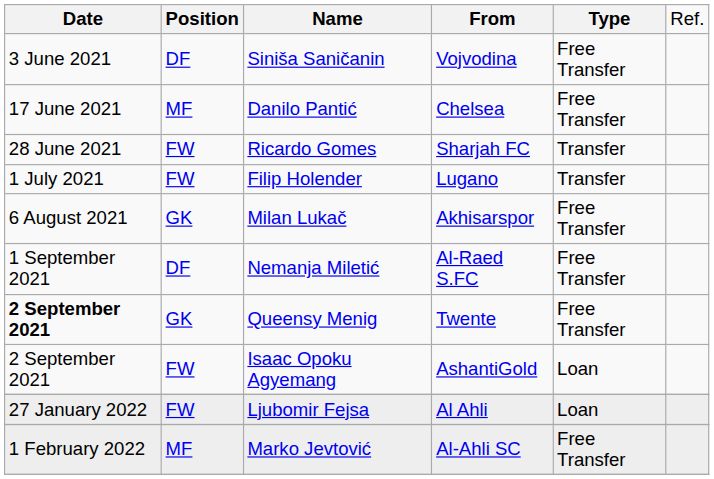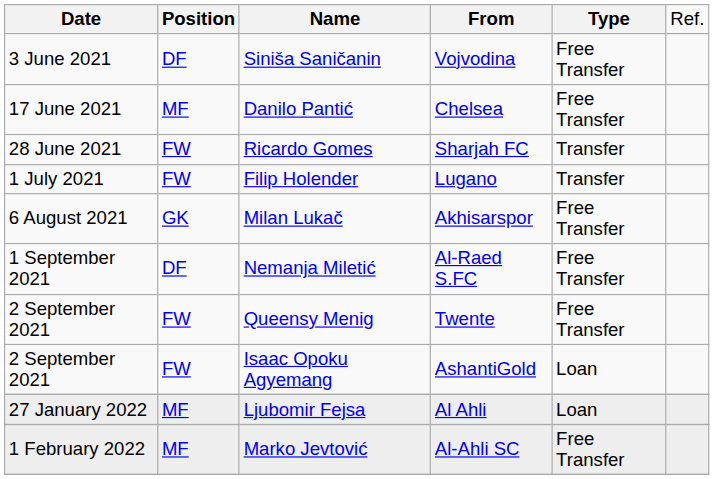(65, 319) bold -> (62, 319) normal
(179, 319) GK -> (176, 319) FW
(180, 409) FW -> (175, 409) MF
